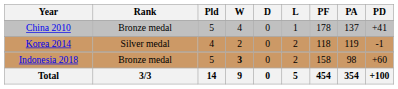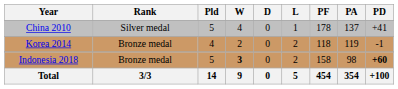(145, 28) Bronze medal -> (145, 28) Silver medal
(145, 44) Silver medal -> (145, 44) Bronze medal
(379, 60) normal -> (379, 60) bold
